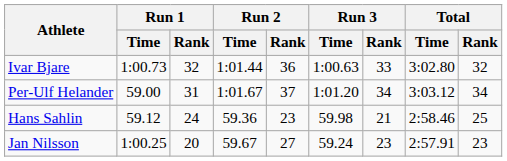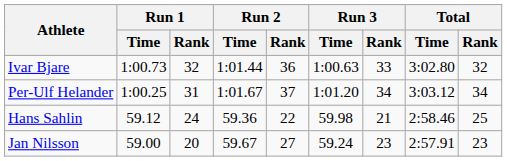(144, 93) 59.00 -> (144, 93) 1:00.25
(288, 118) 23 -> (288, 118) 22
(144, 143) 1:00.25 -> (144, 143) 59.00
